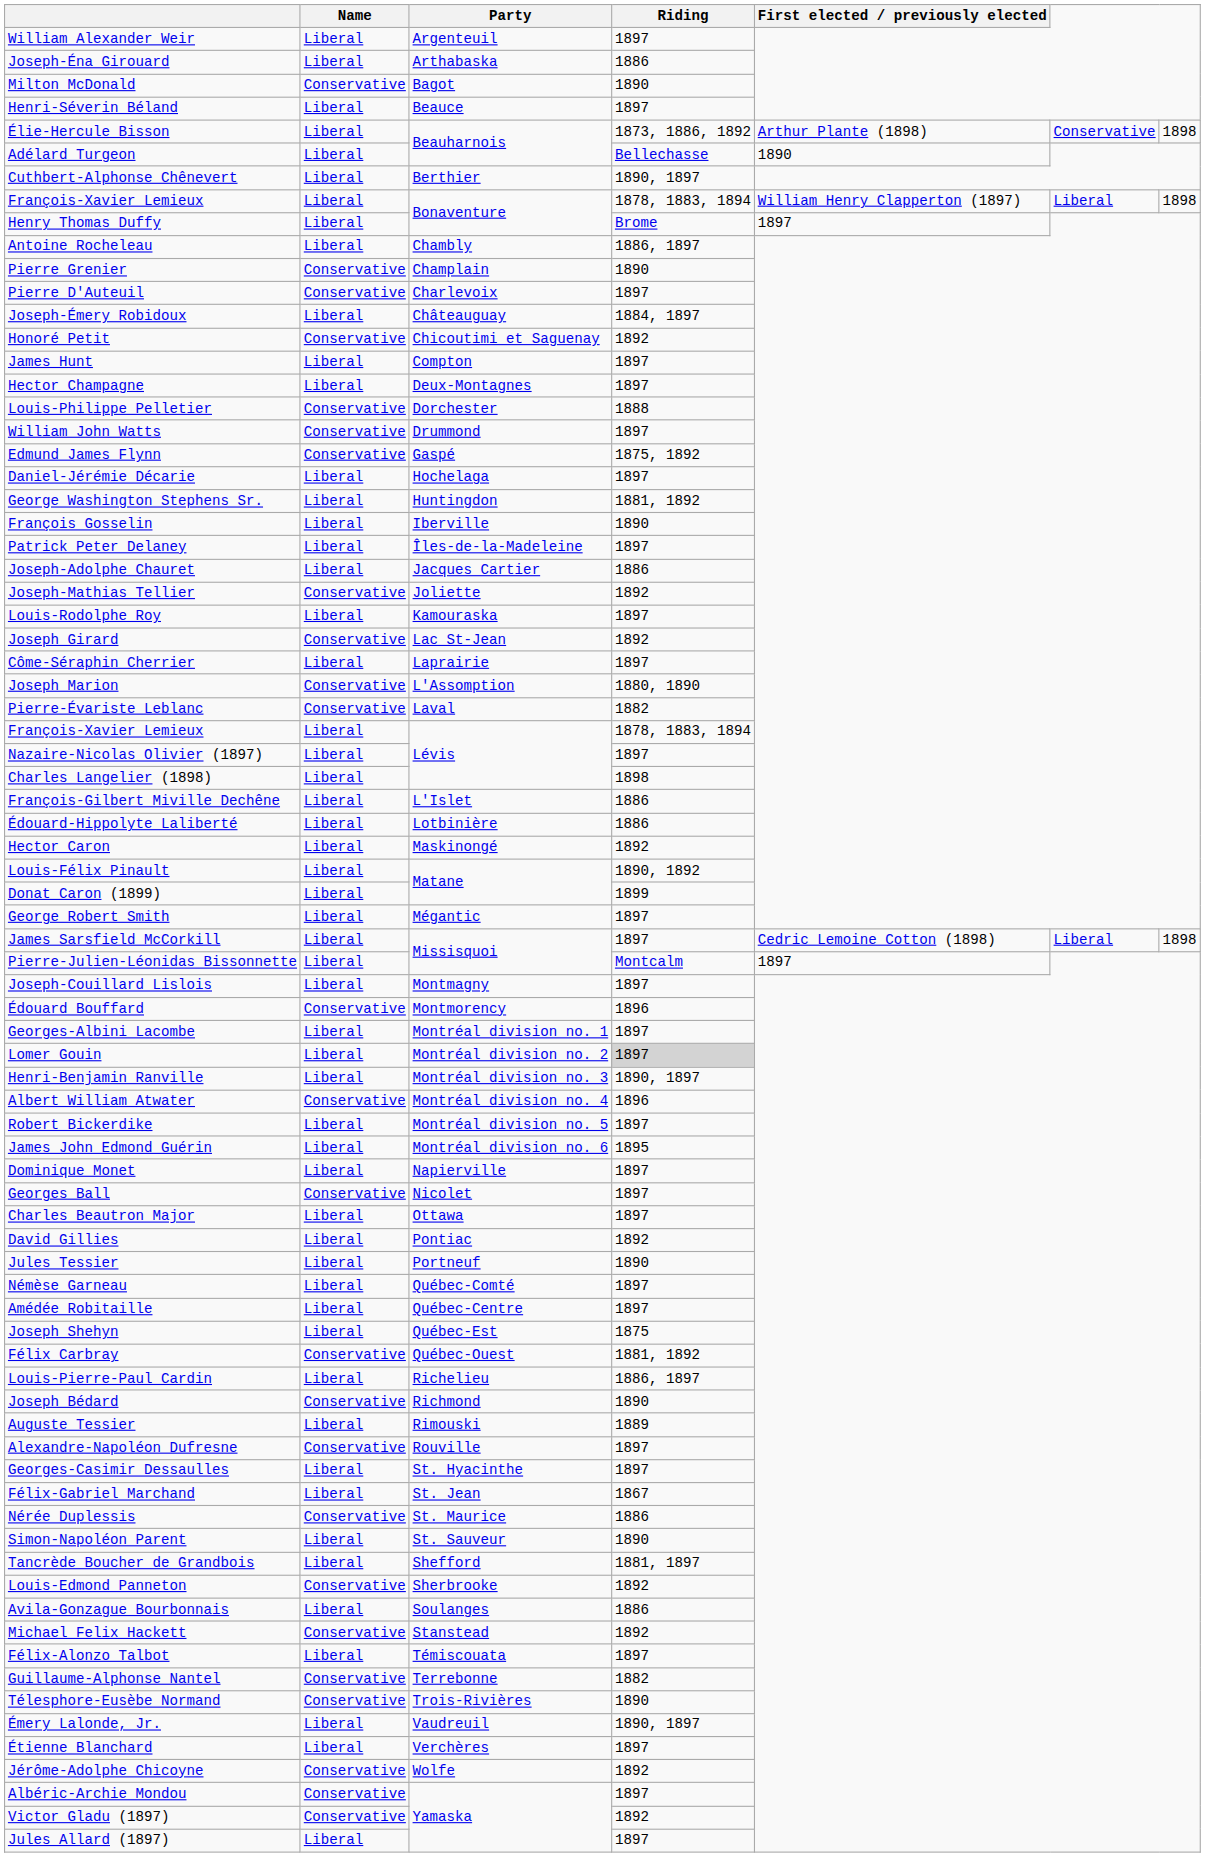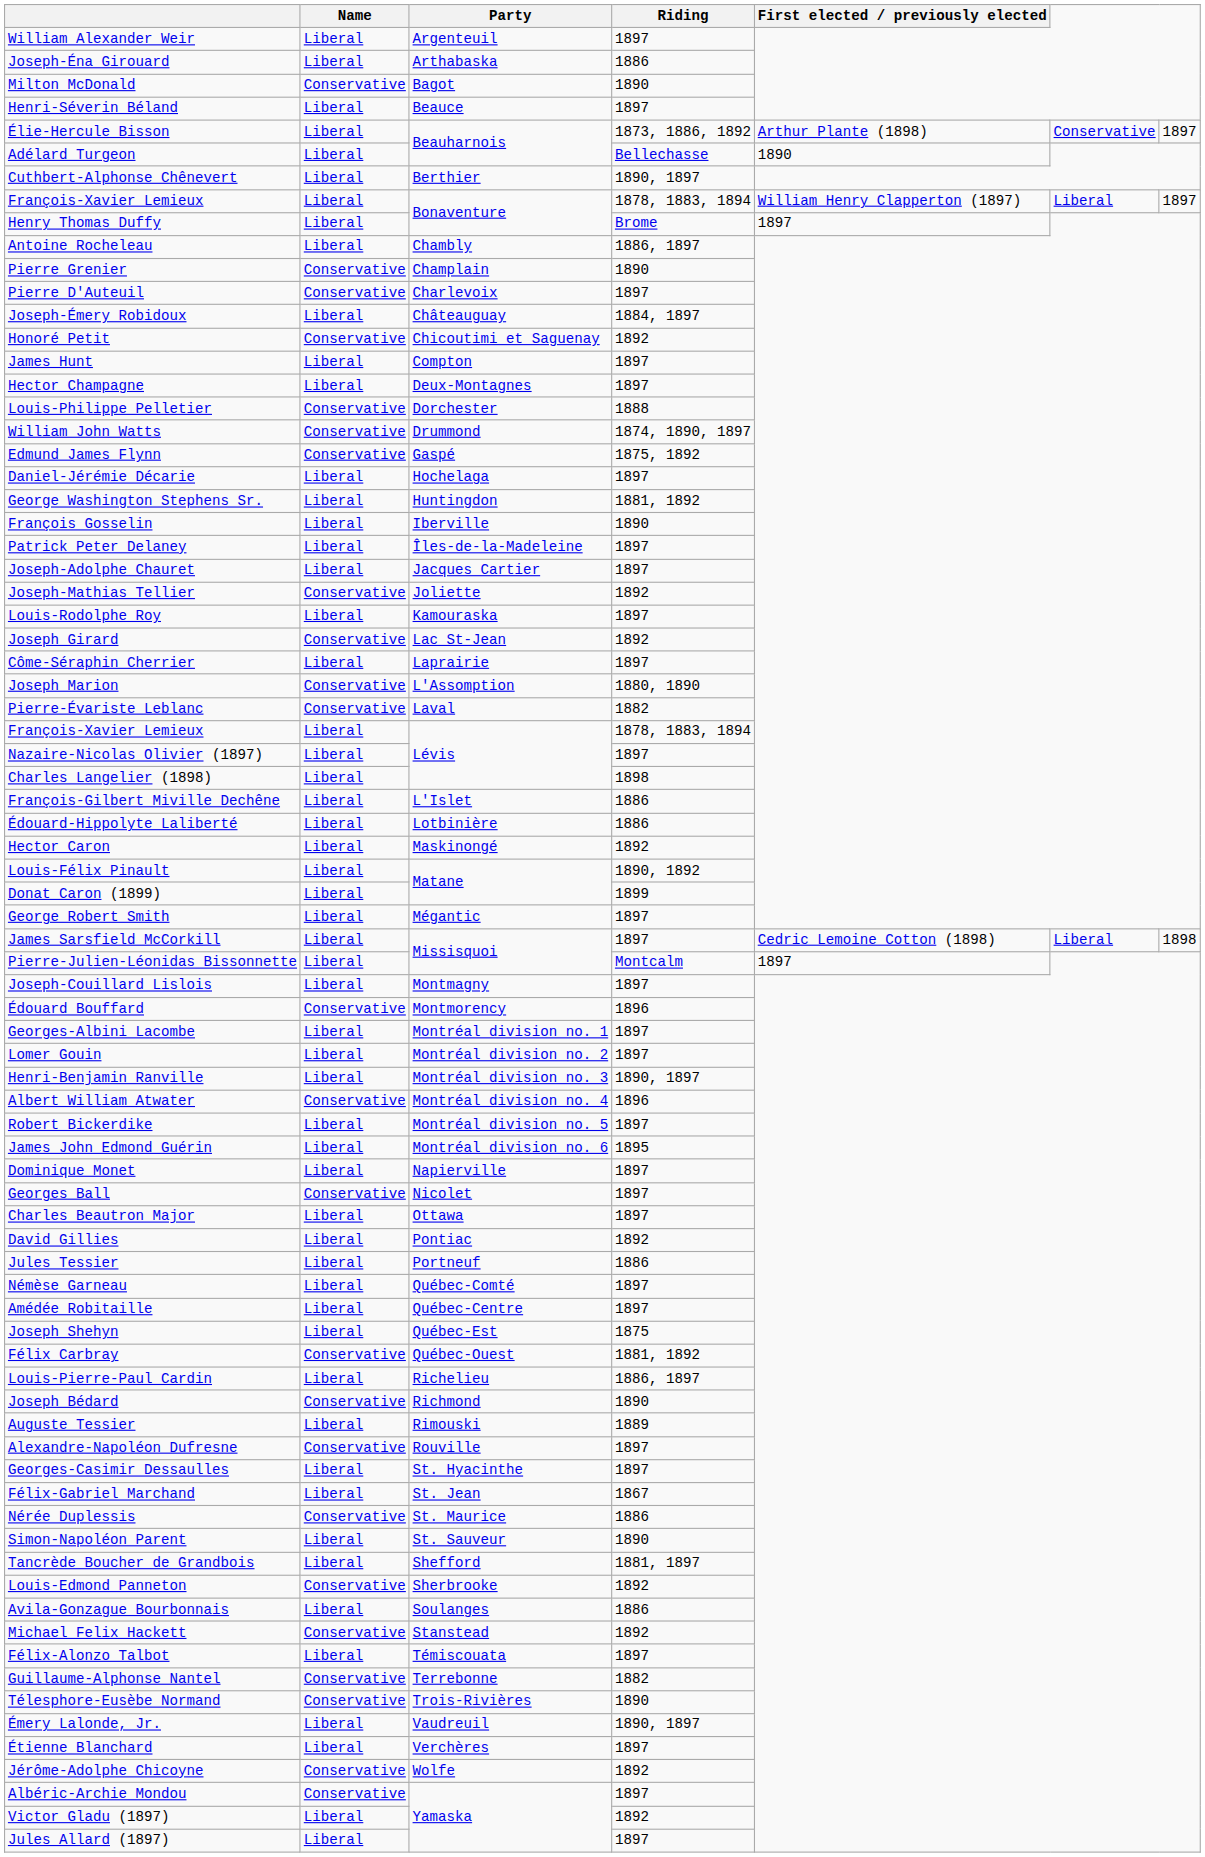(1179, 132) 1898 -> (1179, 132) 1897
(1179, 201) 1898 -> (1179, 201) 1897
(632, 432) 1897 -> (683, 432) 1874, 1890, 1897
(632, 570) 1886 -> (632, 570) 1897
(632, 1055) lightgrey background -> (632, 1055) no background
(632, 1263) 1890 -> (632, 1263) 1886
(355, 1817) Conservative -> (334, 1817) Liberal
